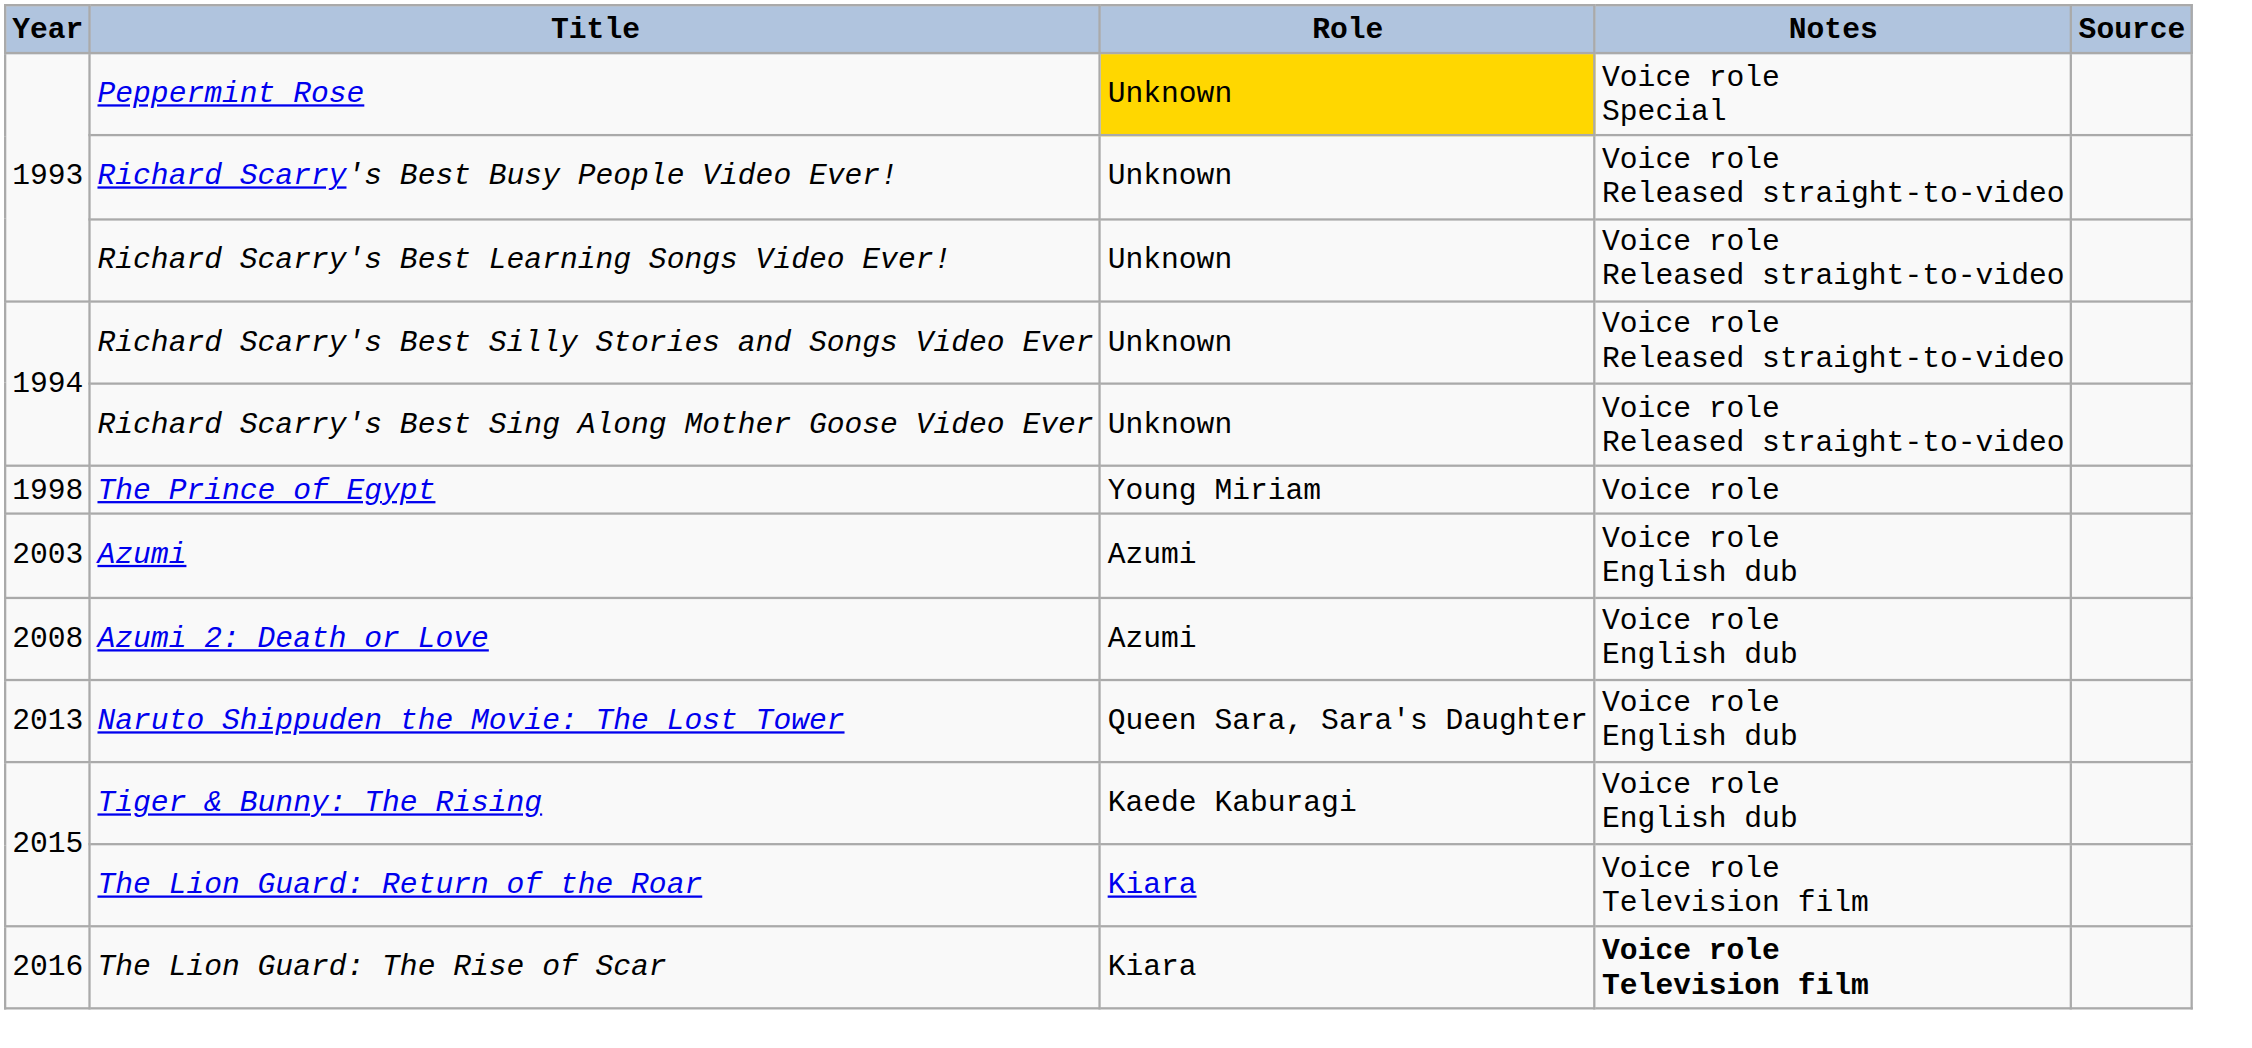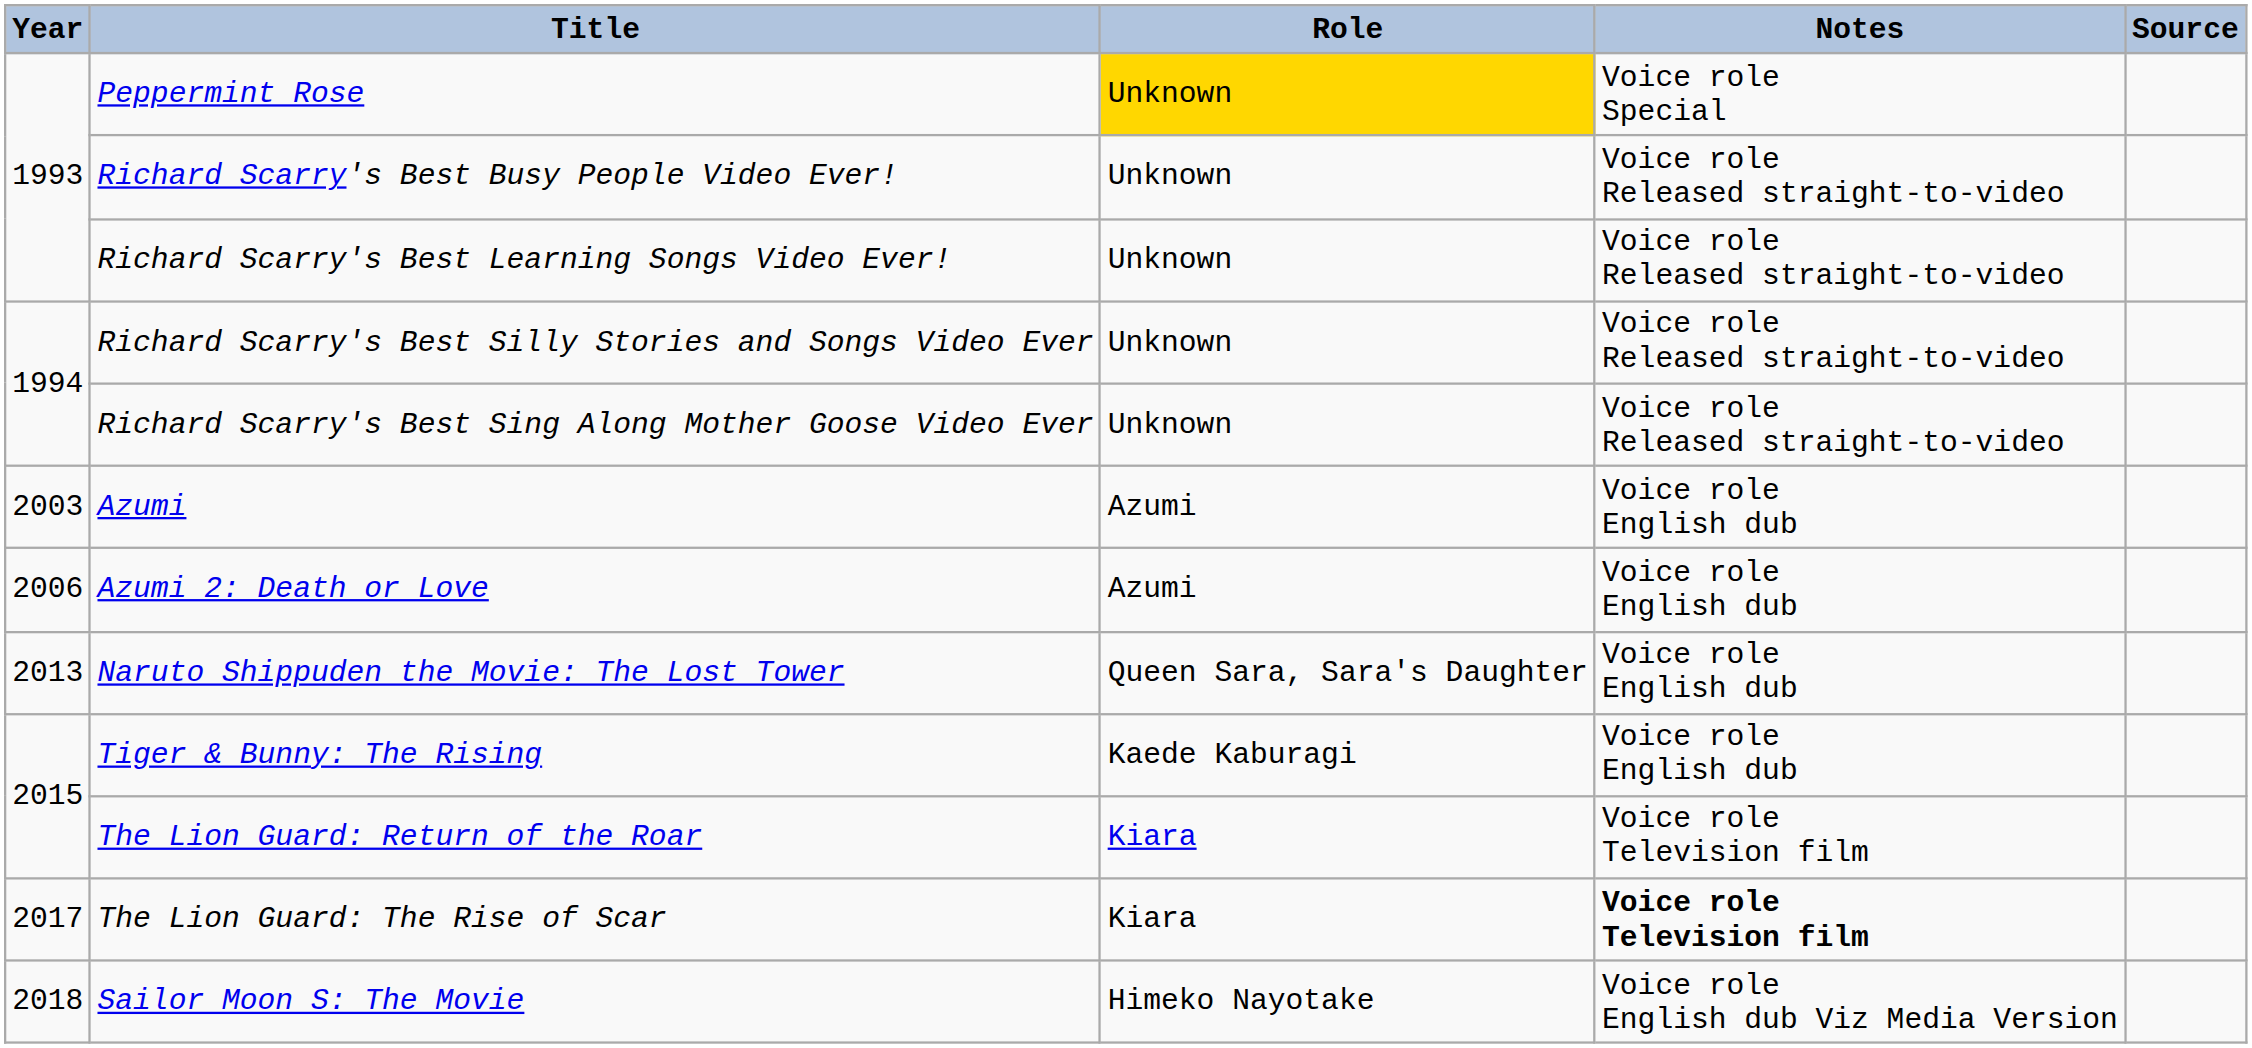- row: (266, 490)
(48, 638) 2008 -> (48, 590) 2006
(48, 968) 2016 -> (48, 920) 2017
+ row: (311, 1002)
